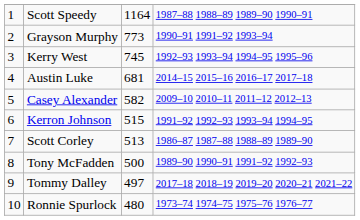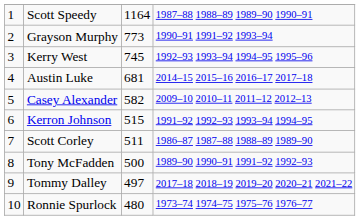(134, 141) 513 -> (134, 141) 511
